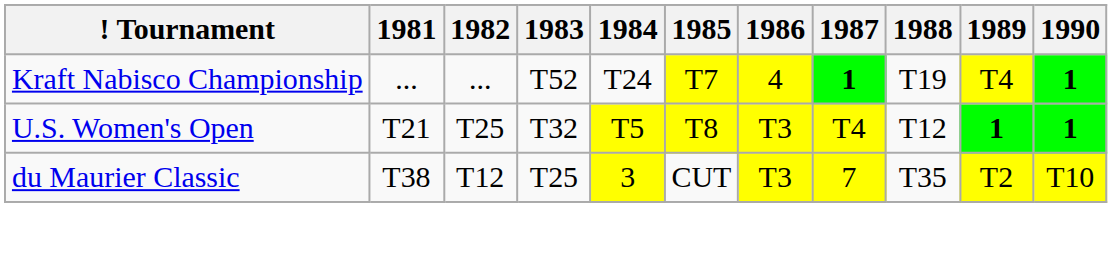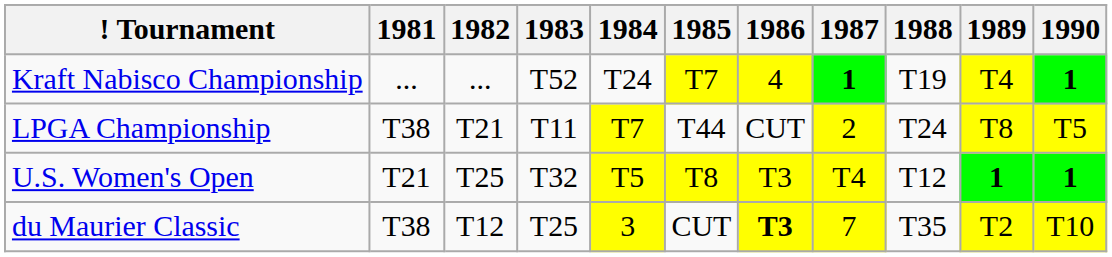+ row: (141, 128)
(775, 177) normal -> (775, 226) bold
